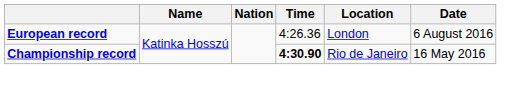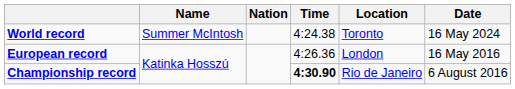+ row: (46, 34)
(453, 34) 6 August 2016 -> (464, 53) 16 May 2016
(449, 53) 16 May 2016 -> (468, 73) 6 August 2016
